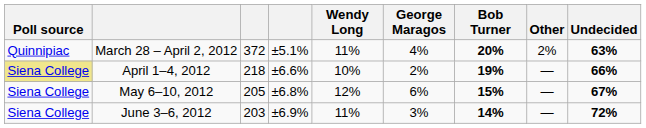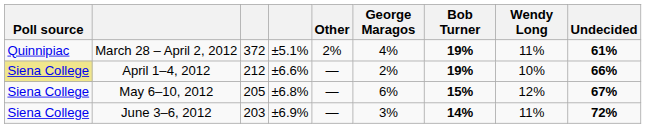columns swapped: (347, 22) <-> (547, 29)
(491, 50) 20% -> (460, 50) 19%
(604, 50) 63% -> (604, 50) 61%
(254, 71) 218 -> (254, 71) 212
